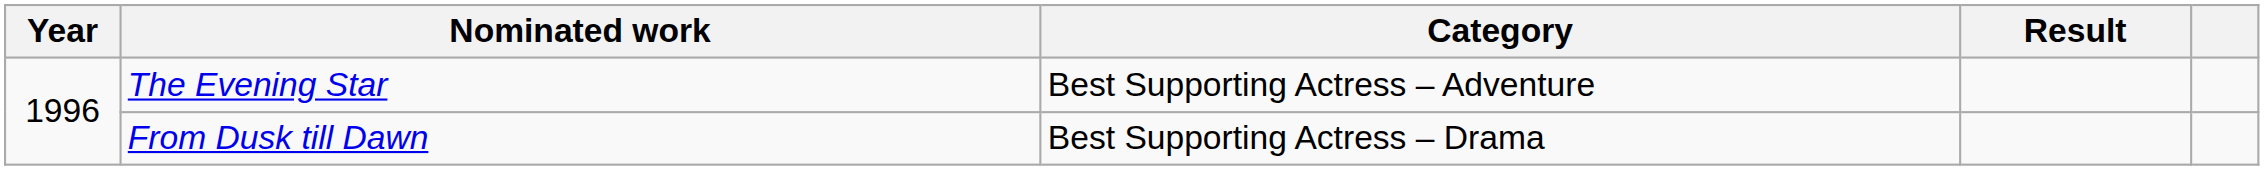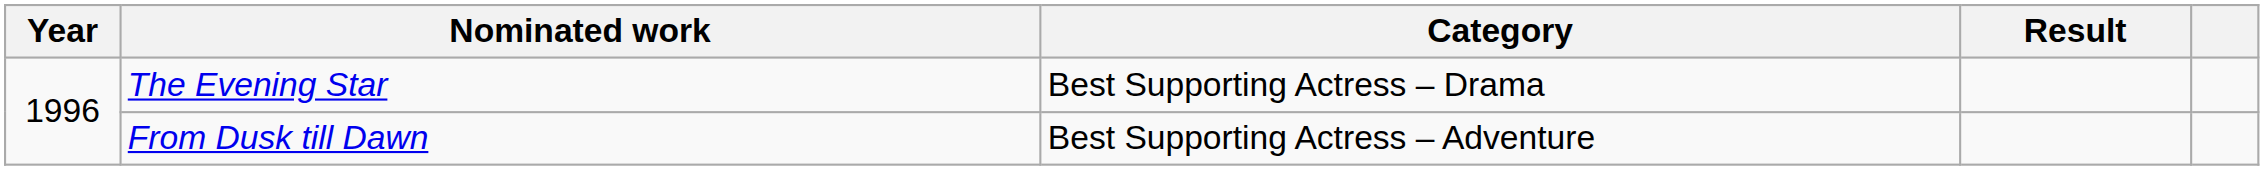(1321, 84) Best Supporting Actress – Adventure -> (1296, 84) Best Supporting Actress – Drama
(1296, 137) Best Supporting Actress – Drama -> (1321, 137) Best Supporting Actress – Adventure
